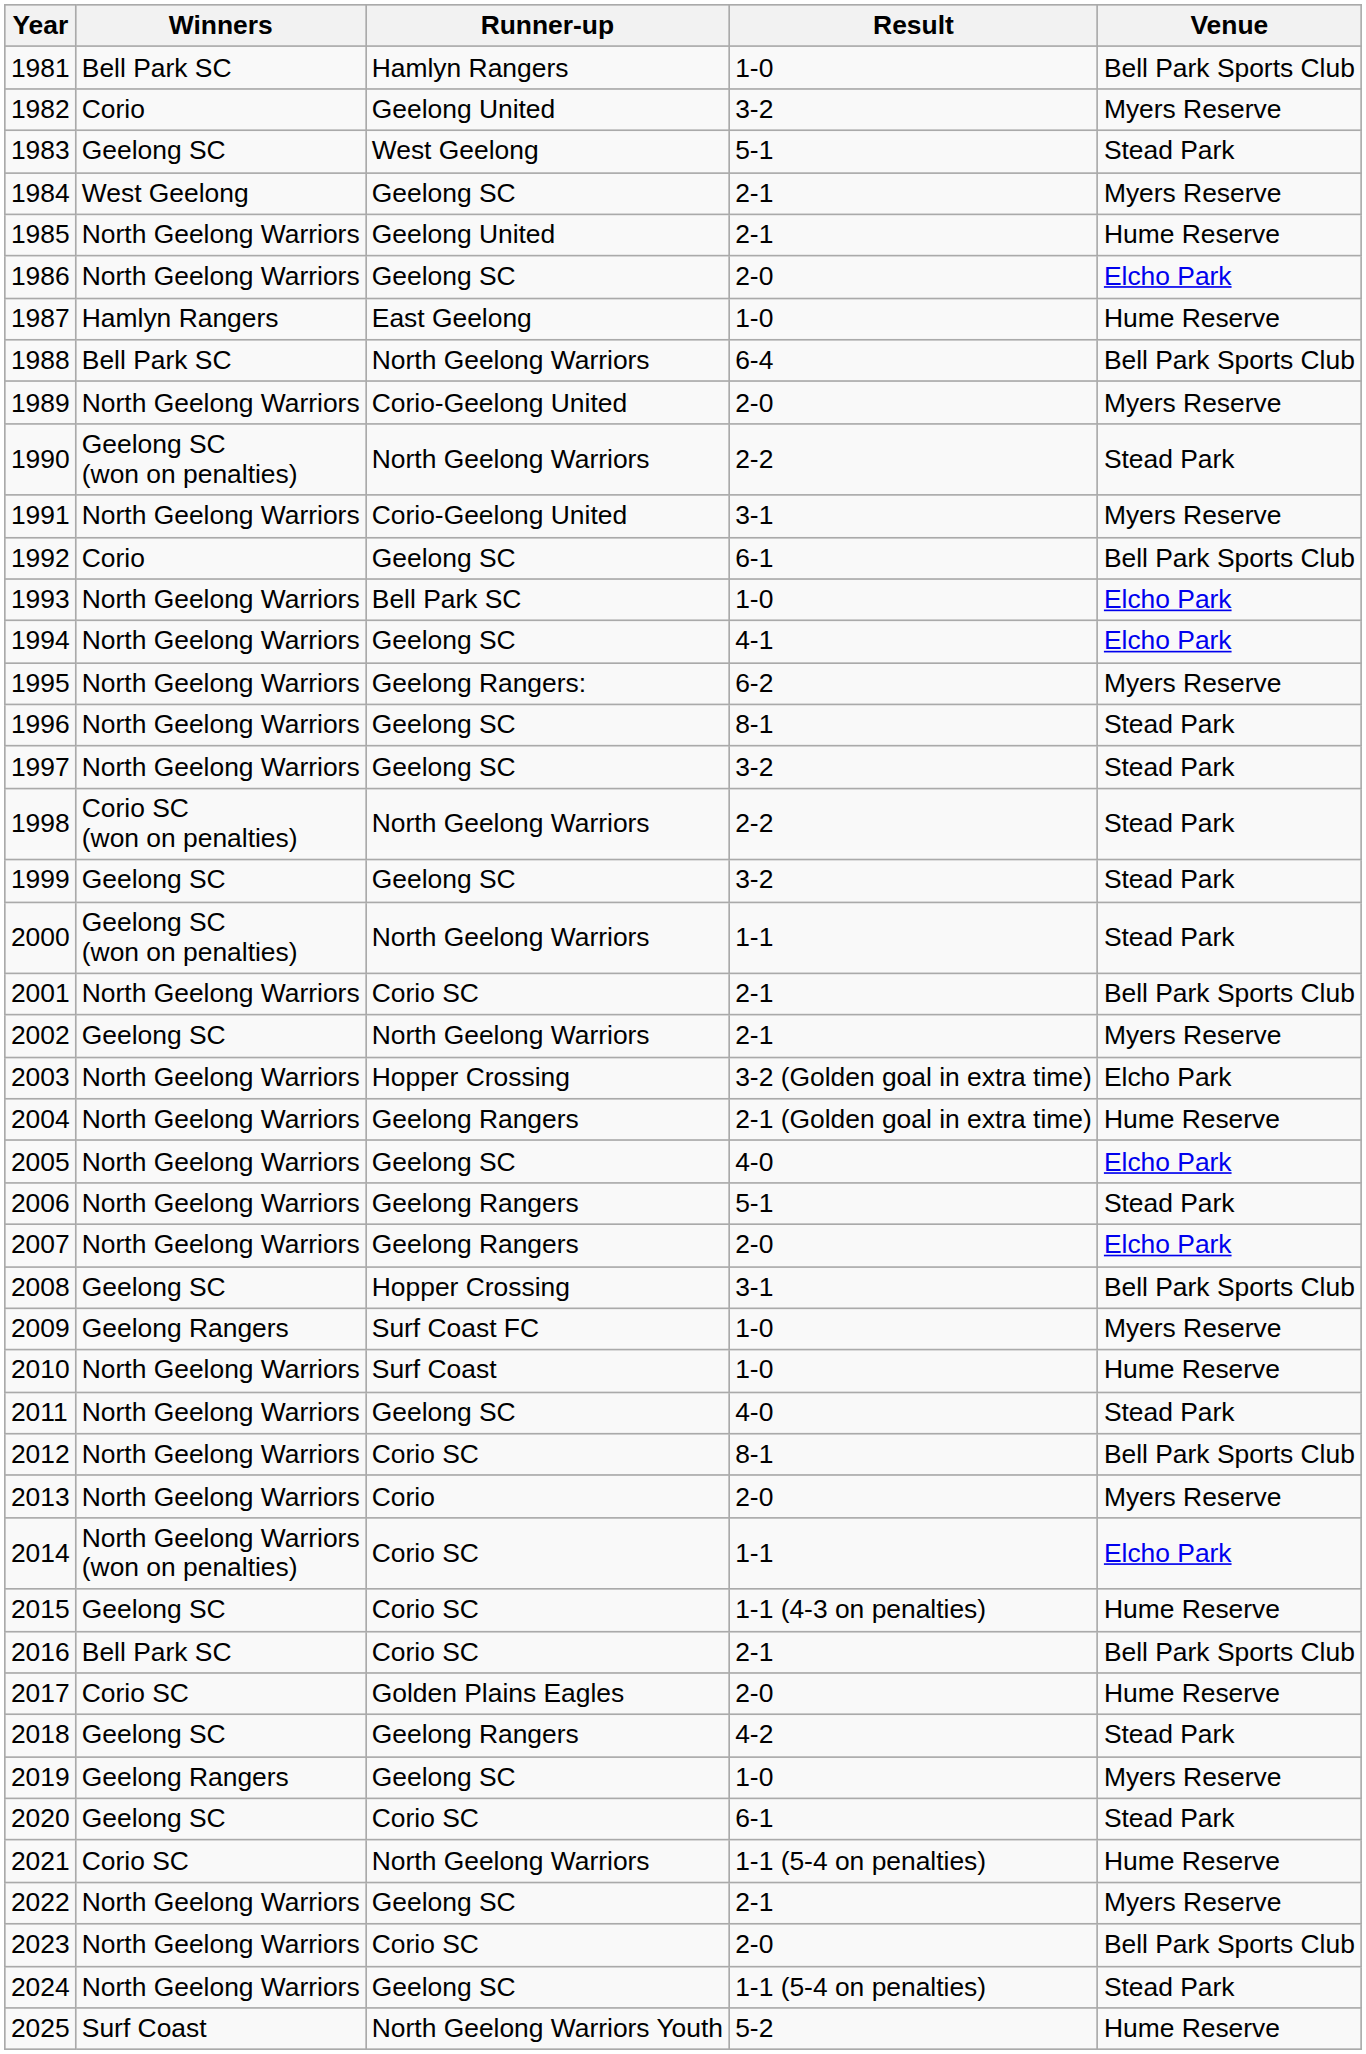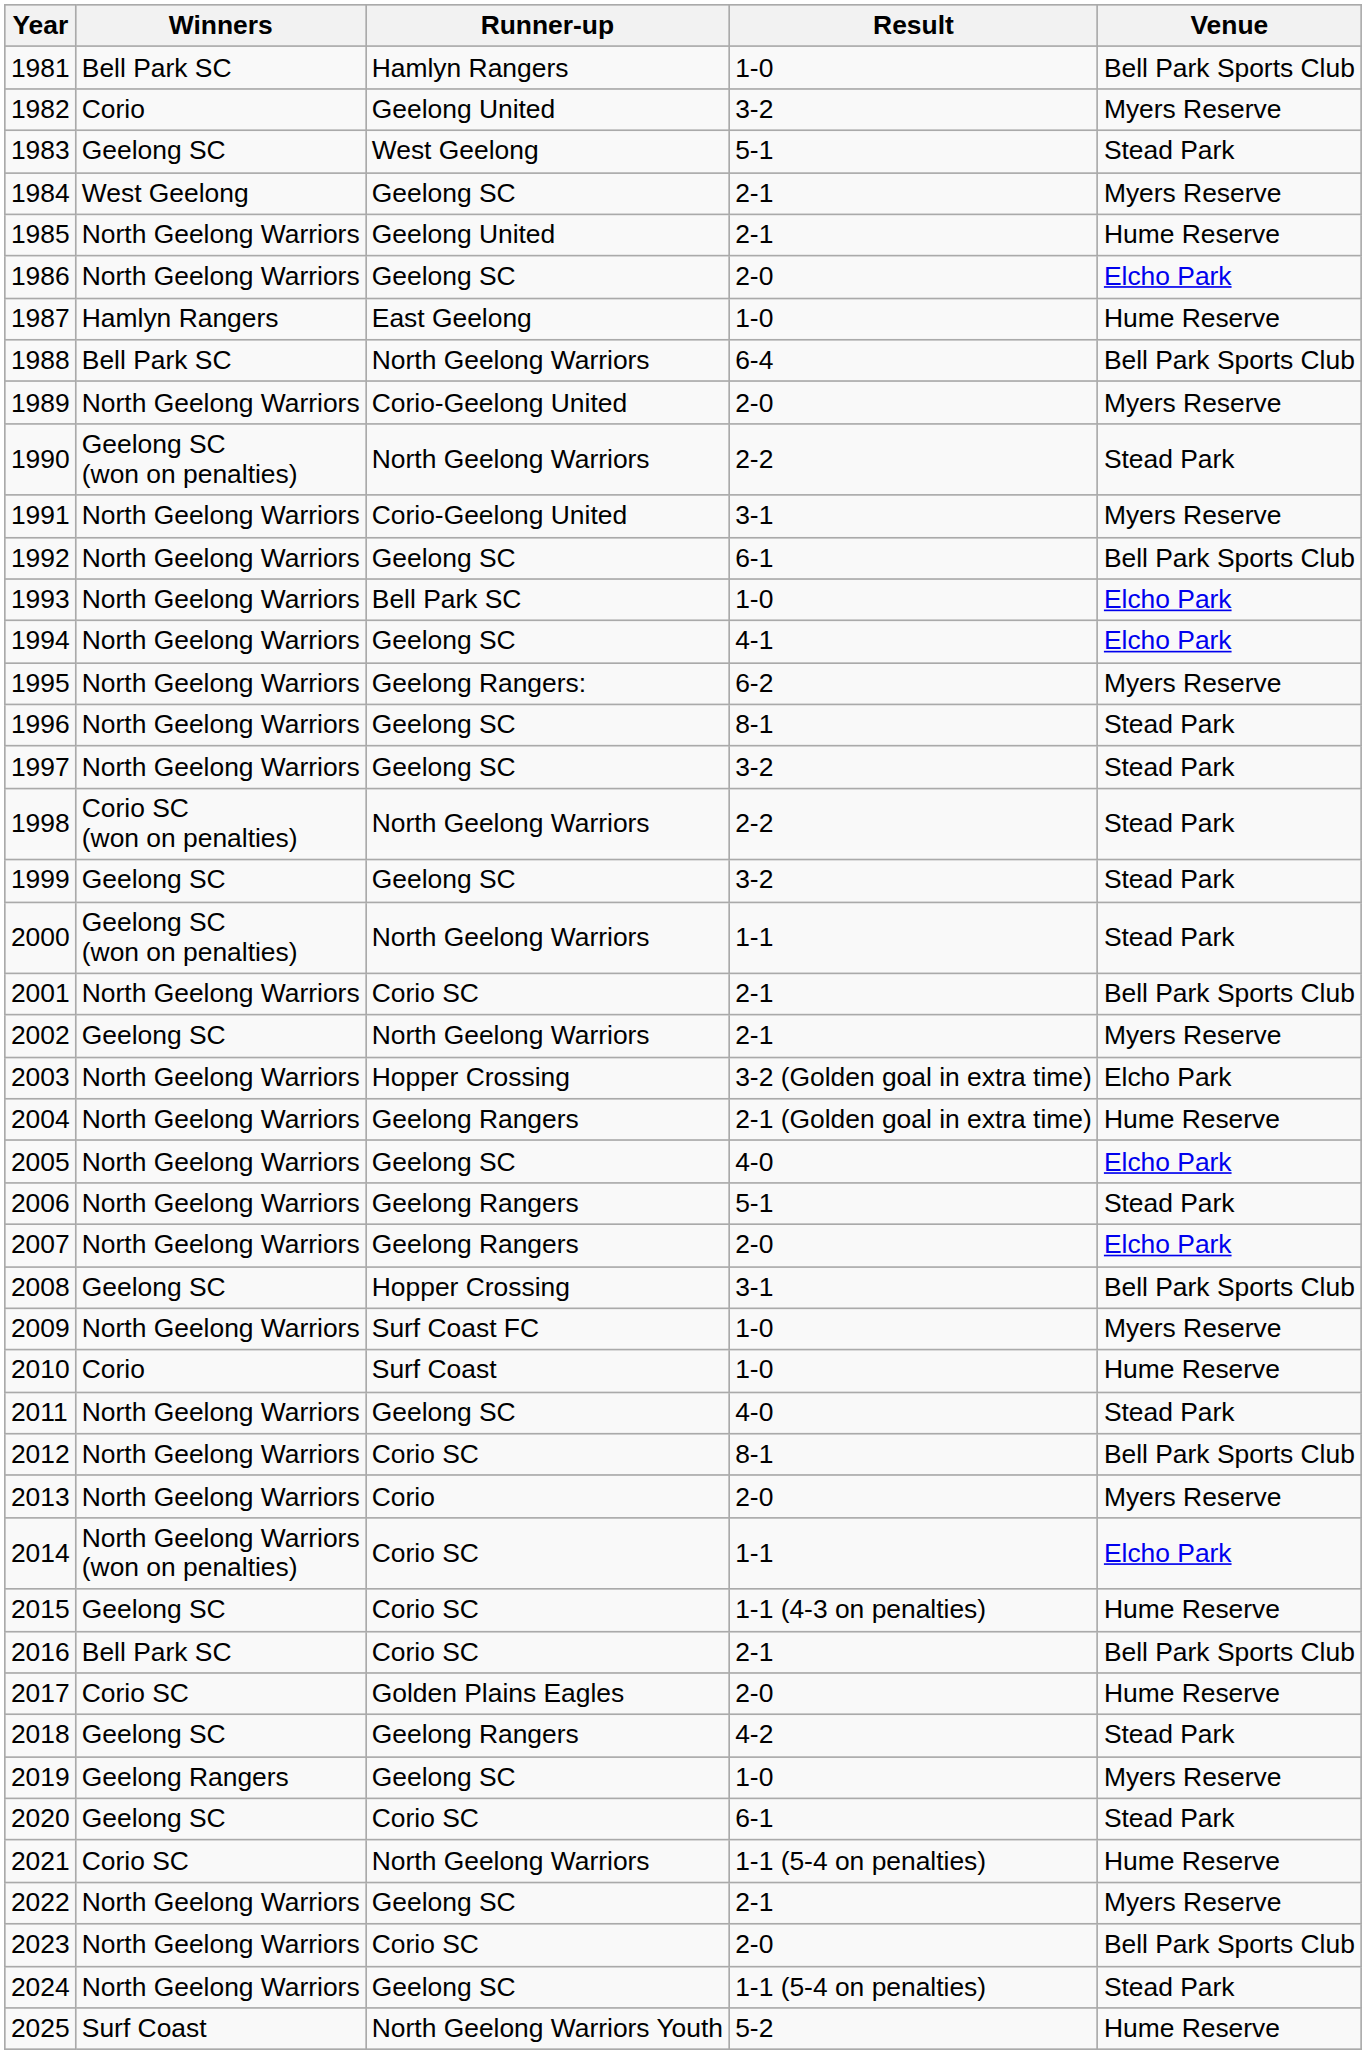(113, 557) Corio -> (221, 557) North Geelong Warriors
(185, 1328) Geelong Rangers -> (221, 1328) North Geelong Warriors
(221, 1370) North Geelong Warriors -> (113, 1370) Corio
